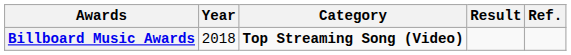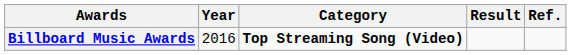(219, 39) 2018 -> (219, 39) 2016
